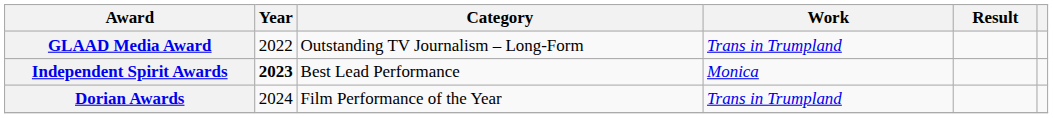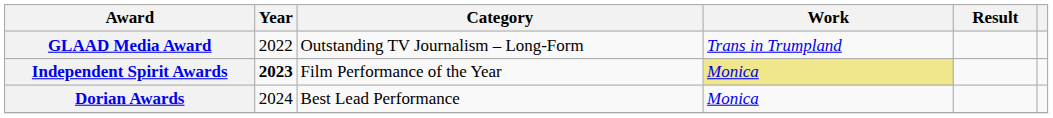(380, 71) Best Lead Performance -> (401, 71) Film Performance of the Year
(733, 71) no background -> (733, 71) khaki background
(401, 98) Film Performance of the Year -> (380, 98) Best Lead Performance
(774, 98) Trans in Trumpland -> (733, 98) Monica
